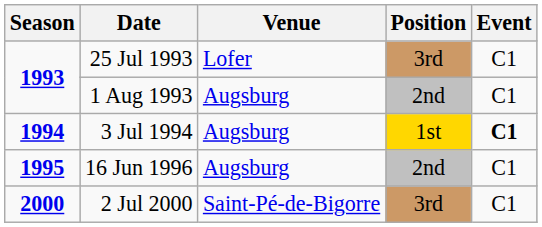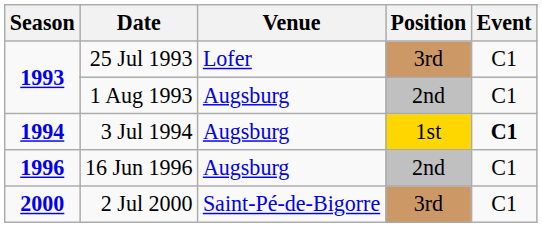(42, 168) 1995 -> (42, 168) 1996
